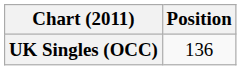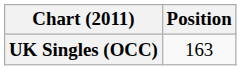(199, 49) 136 -> (199, 49) 163
